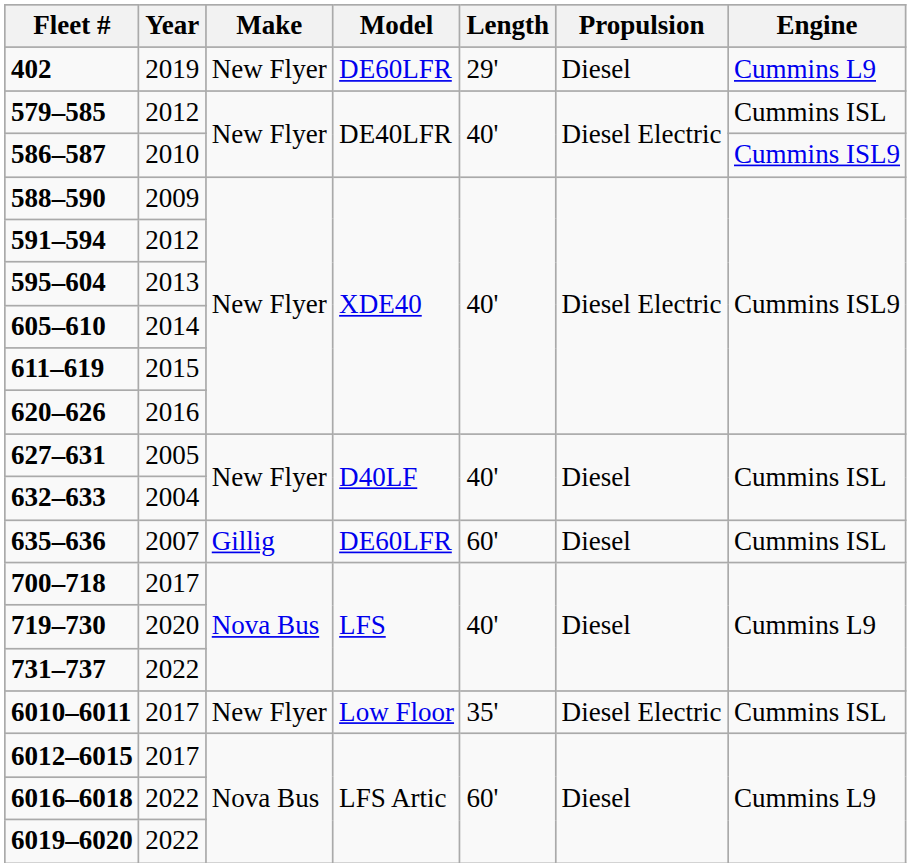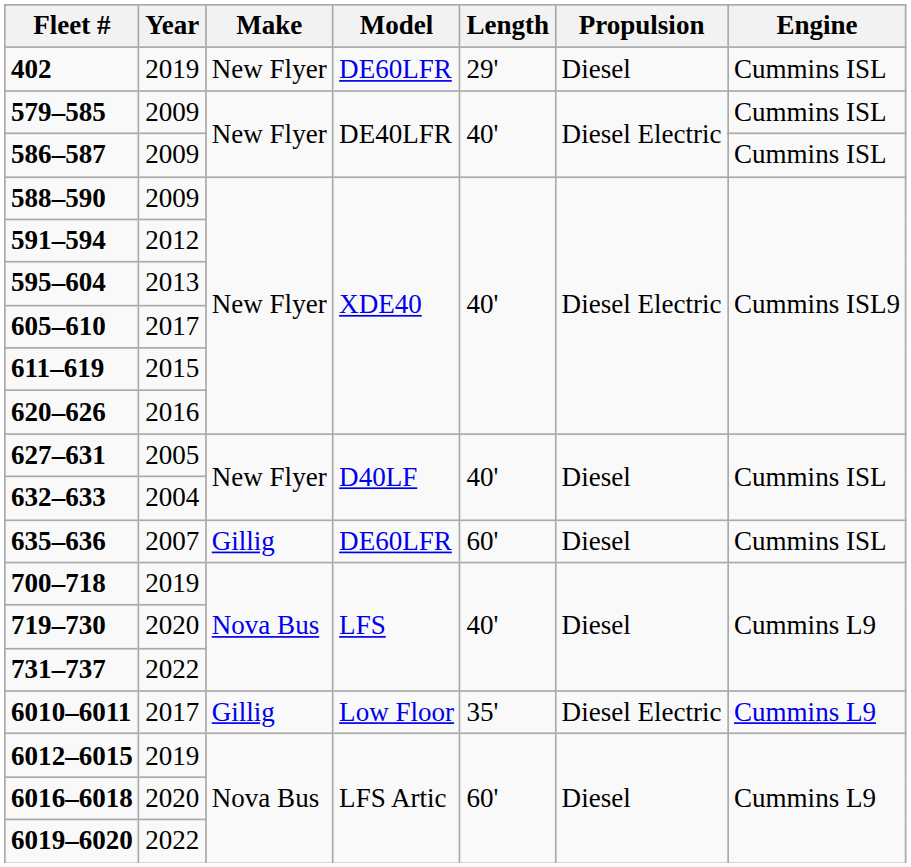(805, 68) Cummins L9 -> (810, 68) Cummins ISL
(172, 111) 2012 -> (172, 111) 2009
(172, 154) 2010 -> (172, 154) 2009
(817, 154) Cummins ISL9 -> (810, 154) Cummins ISL
(172, 326) 2014 -> (172, 326) 2017
(172, 583) 2017 -> (172, 583) 2019
(269, 712) New Flyer -> (243, 712) Gillig
(810, 712) Cummins ISL -> (805, 712) Cummins L9
(172, 754) 2017 -> (172, 754) 2019
(172, 797) 2022 -> (172, 797) 2020
